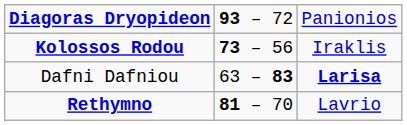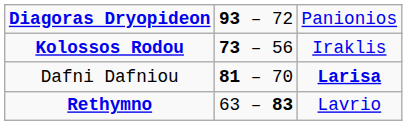(256, 77) 63 – 83 -> (256, 77) 81 – 70
(256, 106) 81 – 70 -> (256, 106) 63 – 83
